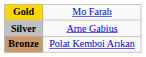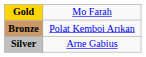rows swapped: (24, 28) <-> (24, 44)
